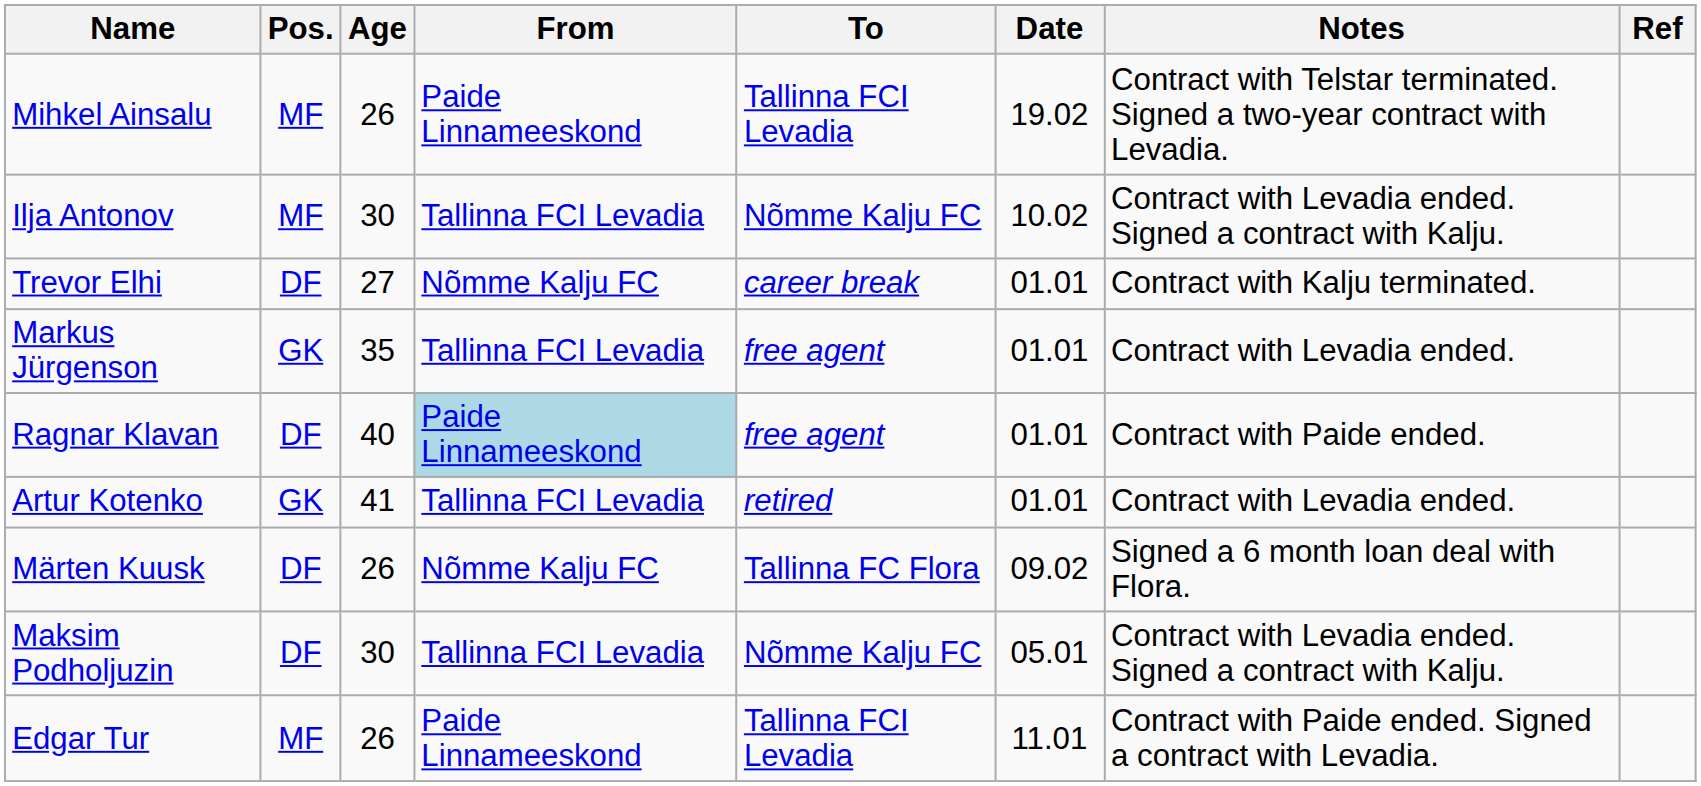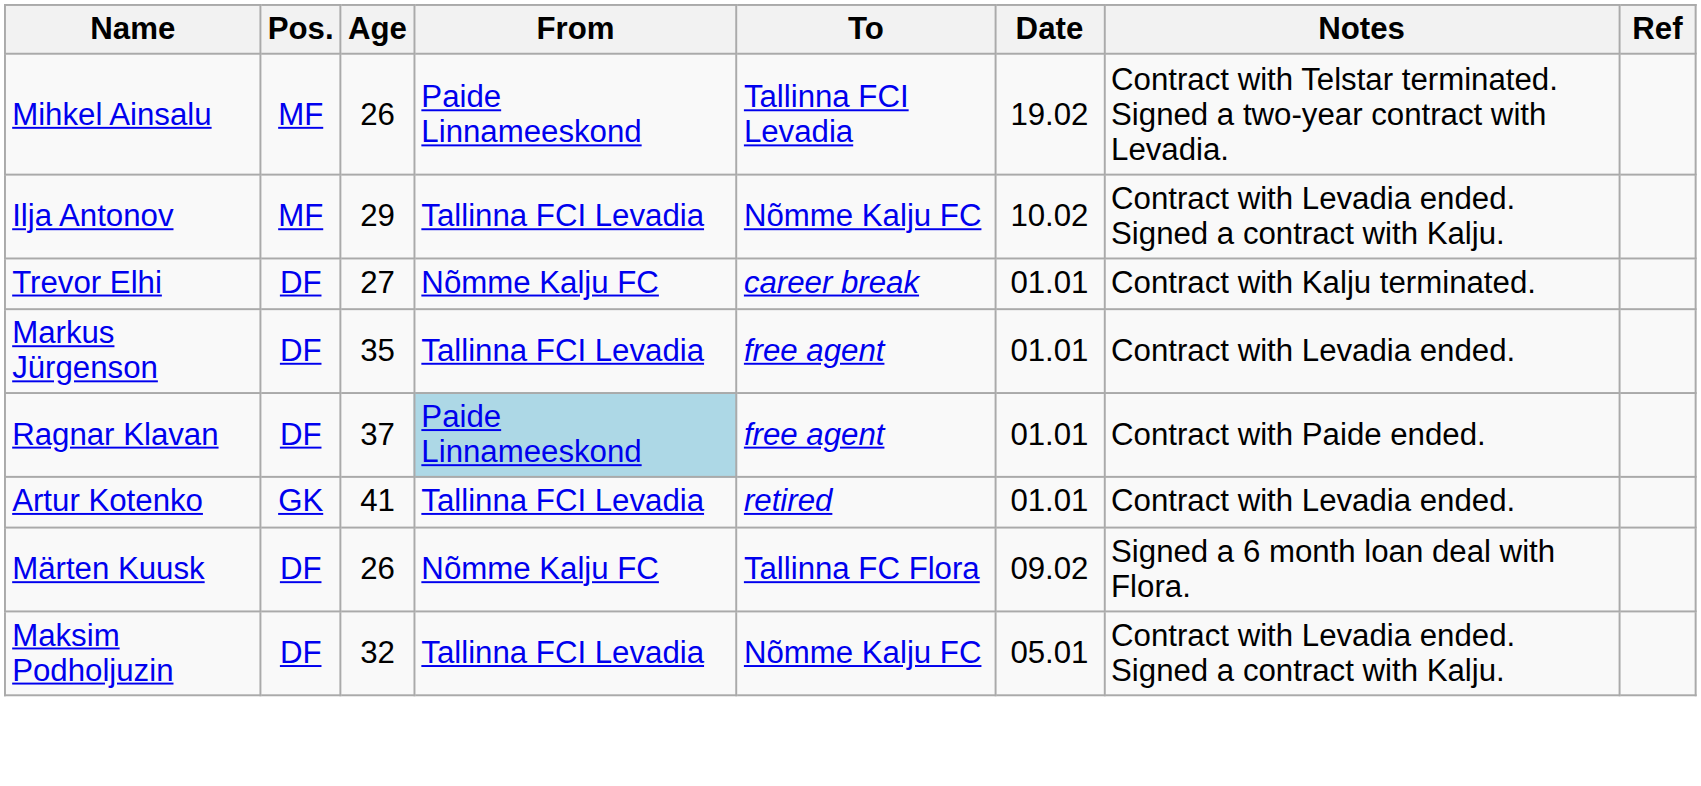(378, 215) 30 -> (378, 215) 29
(301, 350) GK -> (301, 350) DF
(378, 434) 40 -> (378, 434) 37
(378, 653) 30 -> (378, 653) 32
- row: (81, 737)
